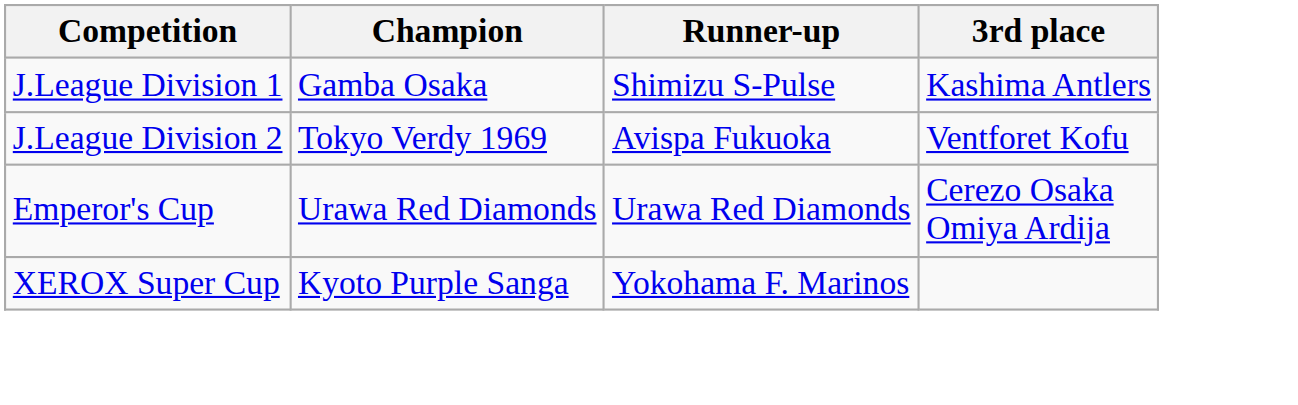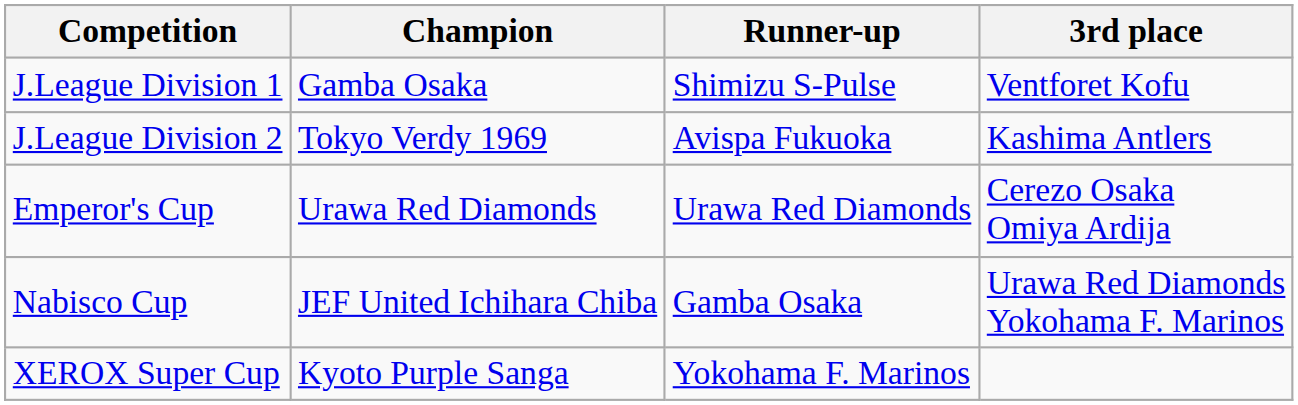(1039, 84) Kashima Antlers -> (1088, 84) Ventforet Kofu
(1027, 137) Ventforet Kofu -> (1099, 137) Kashima Antlers
+ row: (100, 300)
